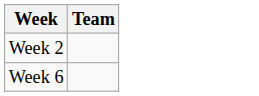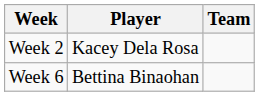+ column: (136, 18)
